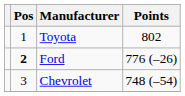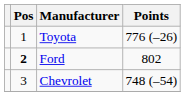(151, 37) 802 -> (151, 37) 776 (–26)
(151, 59) 776 (–26) -> (151, 59) 802
